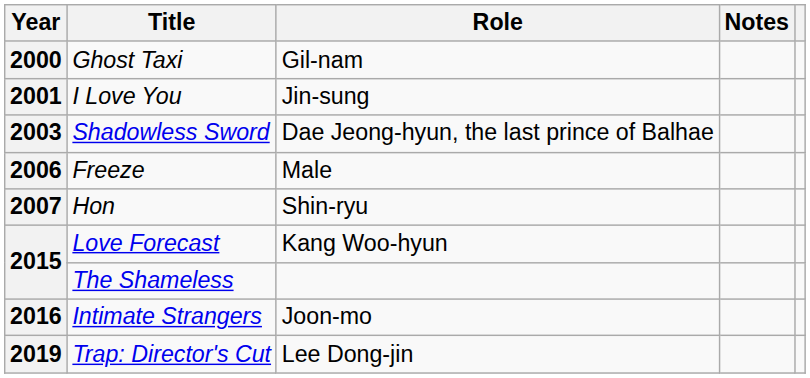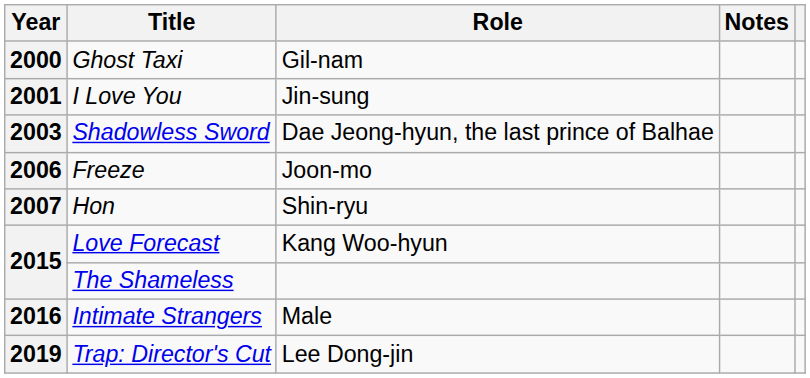(307, 170) Male -> (327, 170) Joon-mo
(327, 317) Joon-mo -> (307, 317) Male
